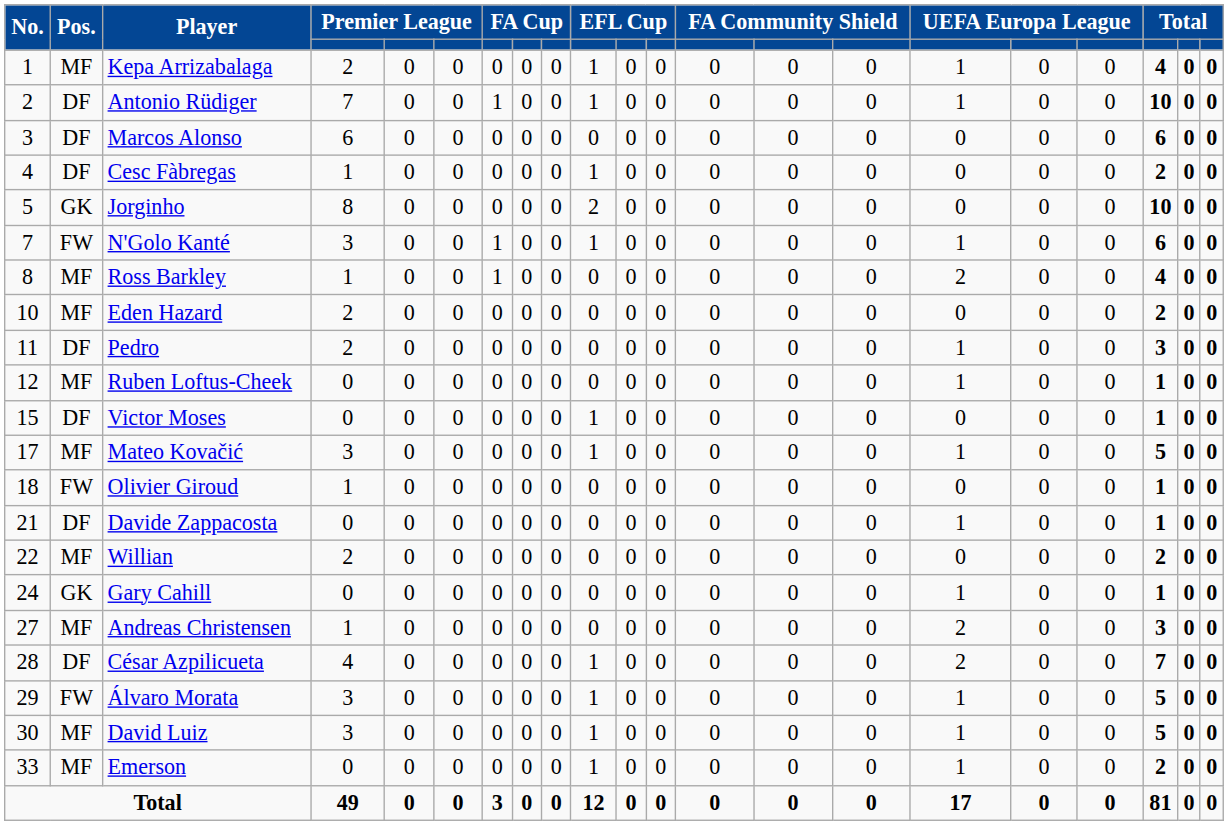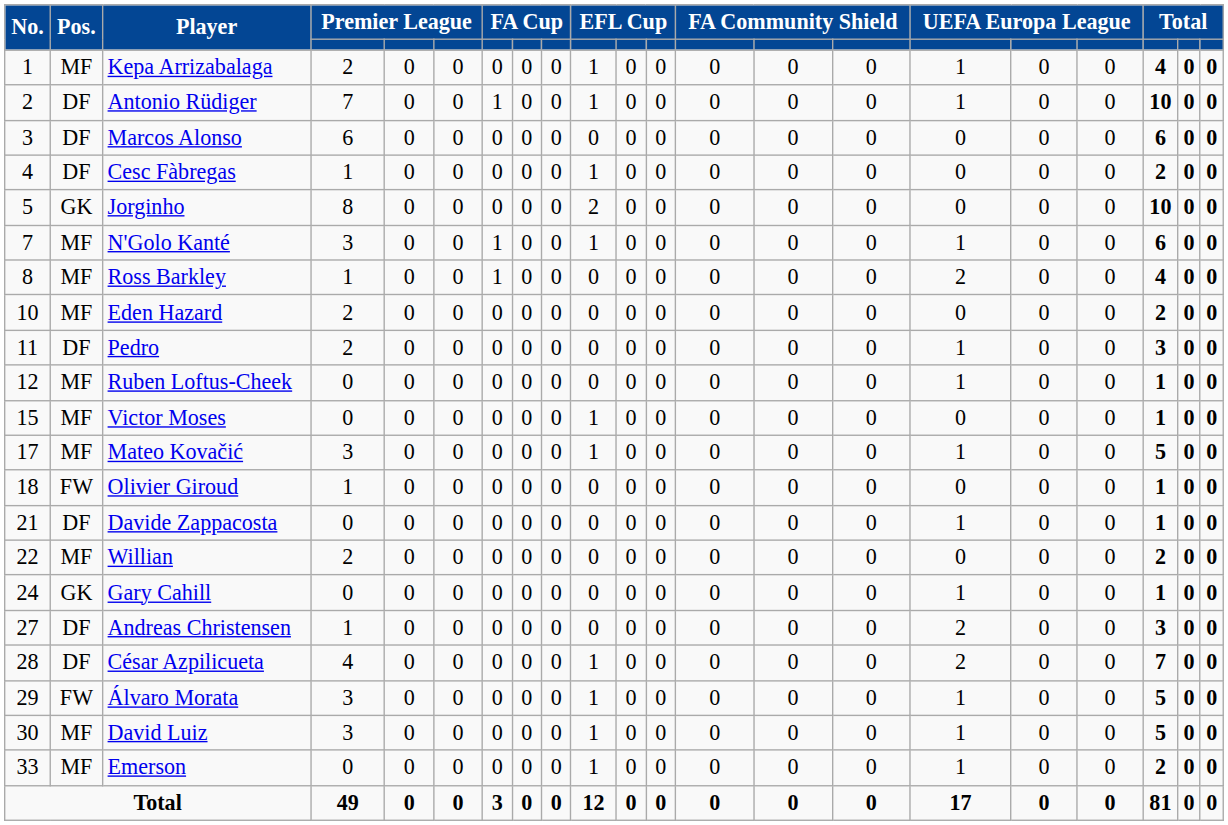(76, 242) FW -> (76, 242) MF
(76, 417) DF -> (76, 417) MF
(76, 627) MF -> (76, 627) DF
